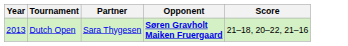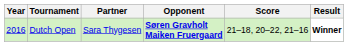+ column: (327, 12)
(16, 30) 2013 -> (16, 30) 2016
